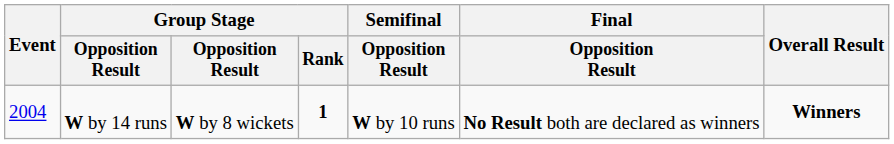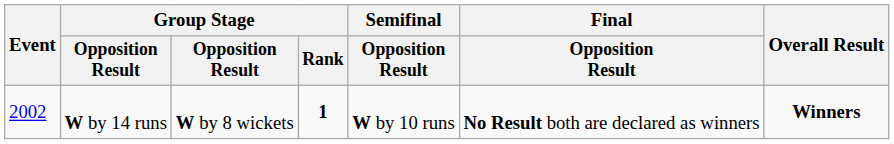(28, 112) 2004 -> (28, 112) 2002
